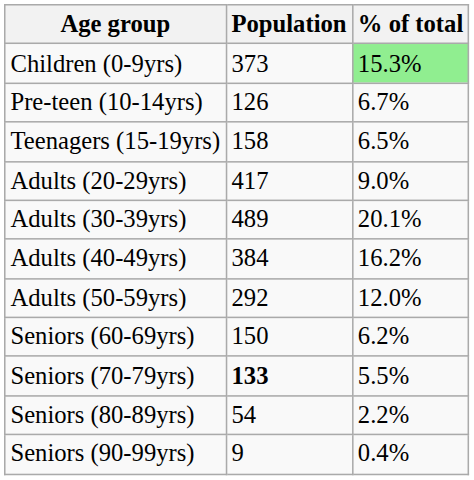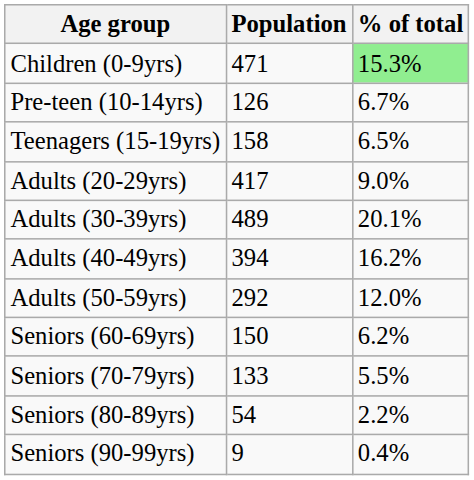(250, 63) 373 -> (250, 63) 471
(250, 258) 384 -> (250, 258) 394
(250, 375) bold -> (250, 375) normal
